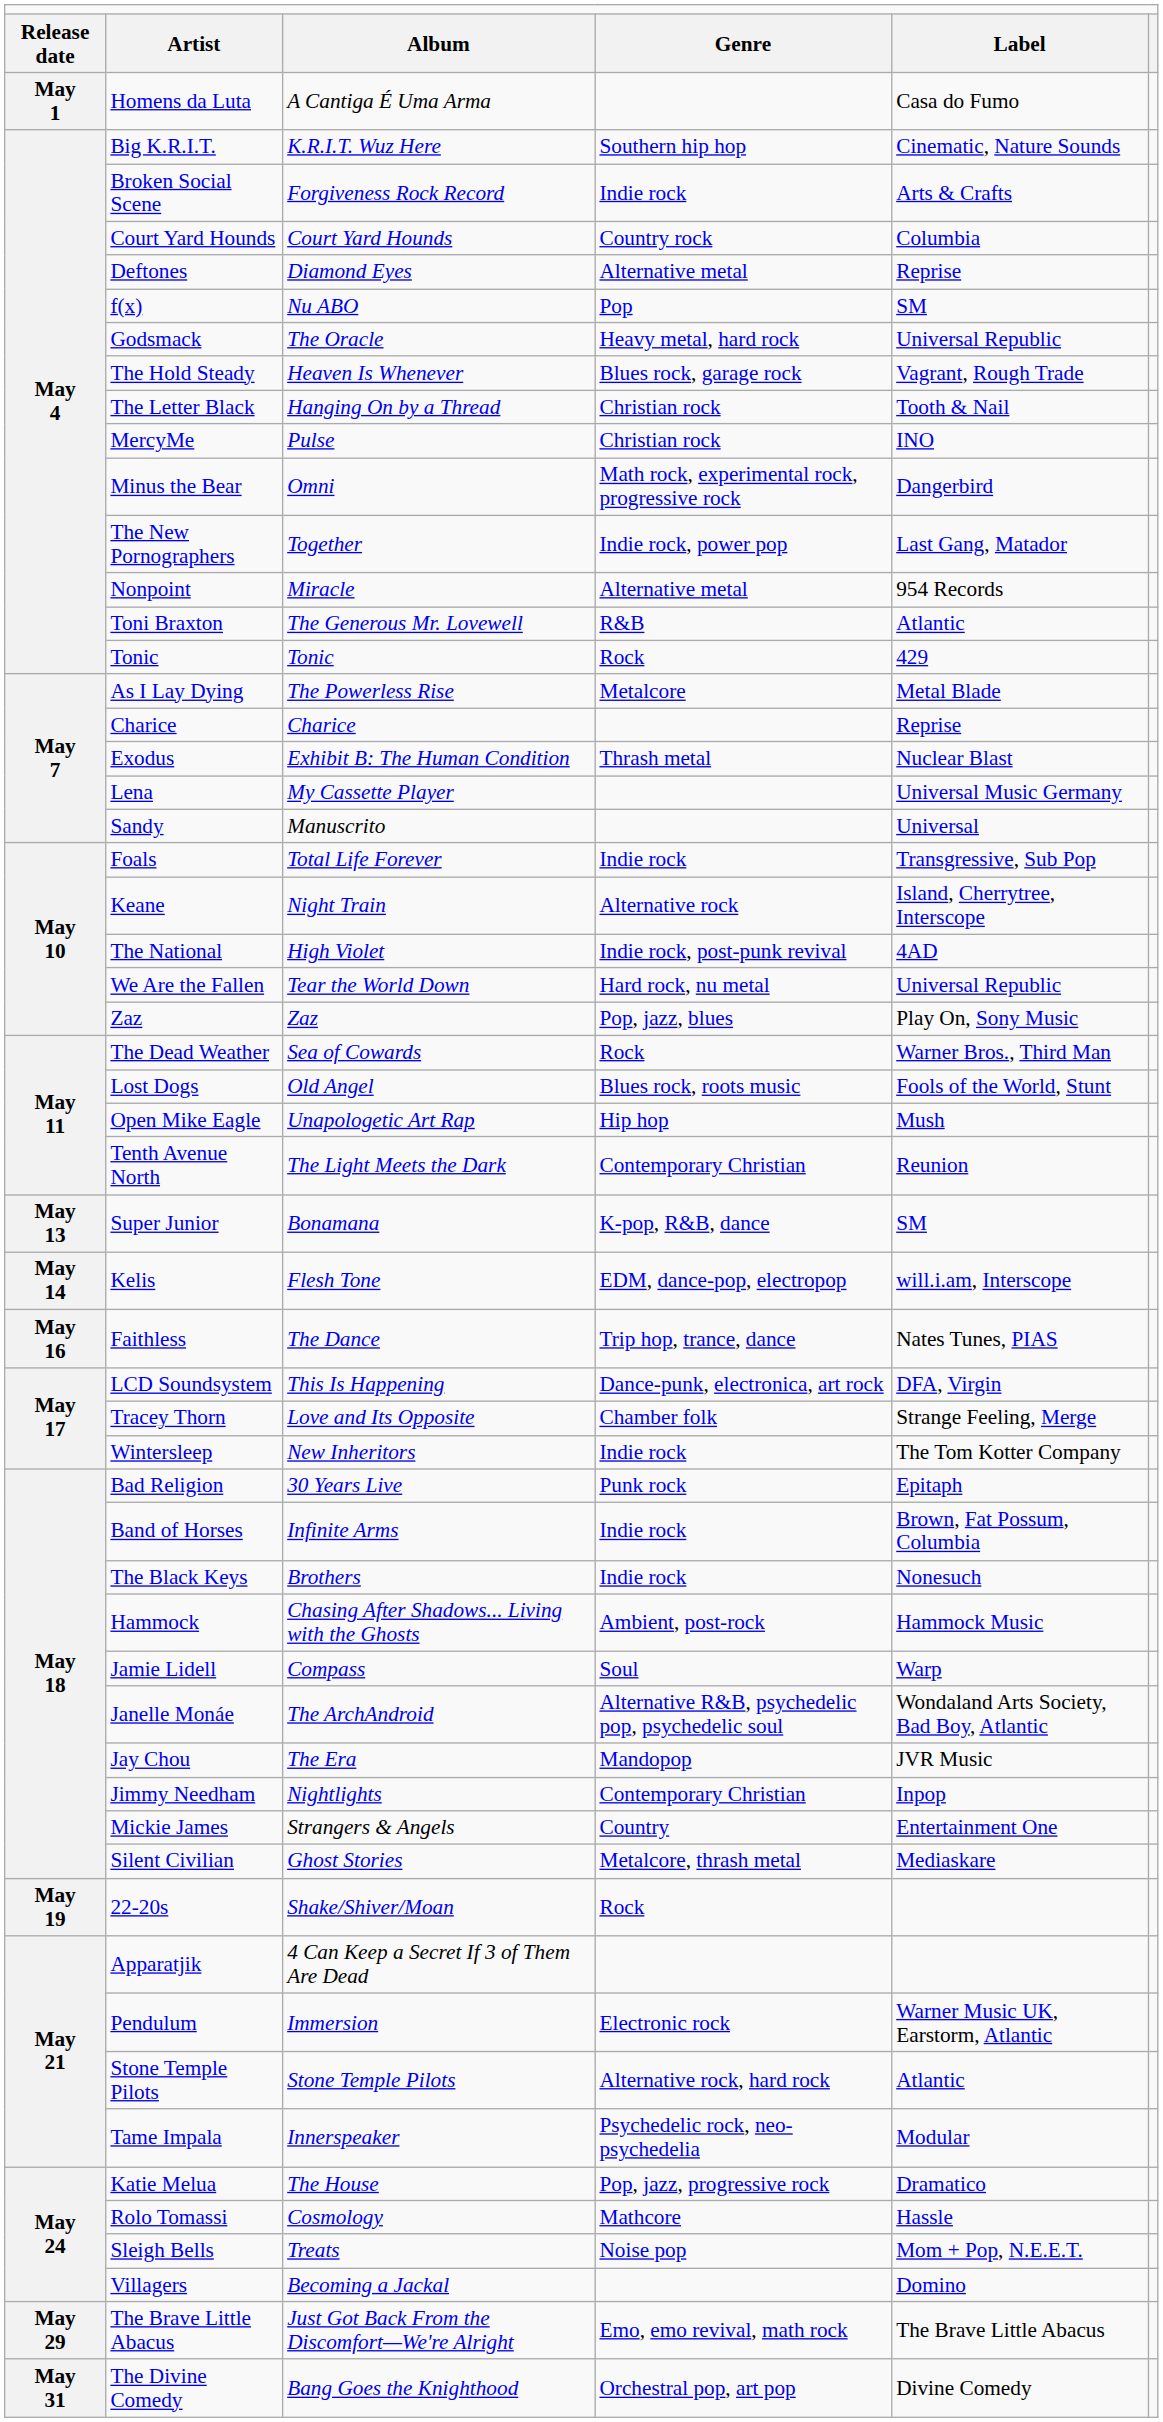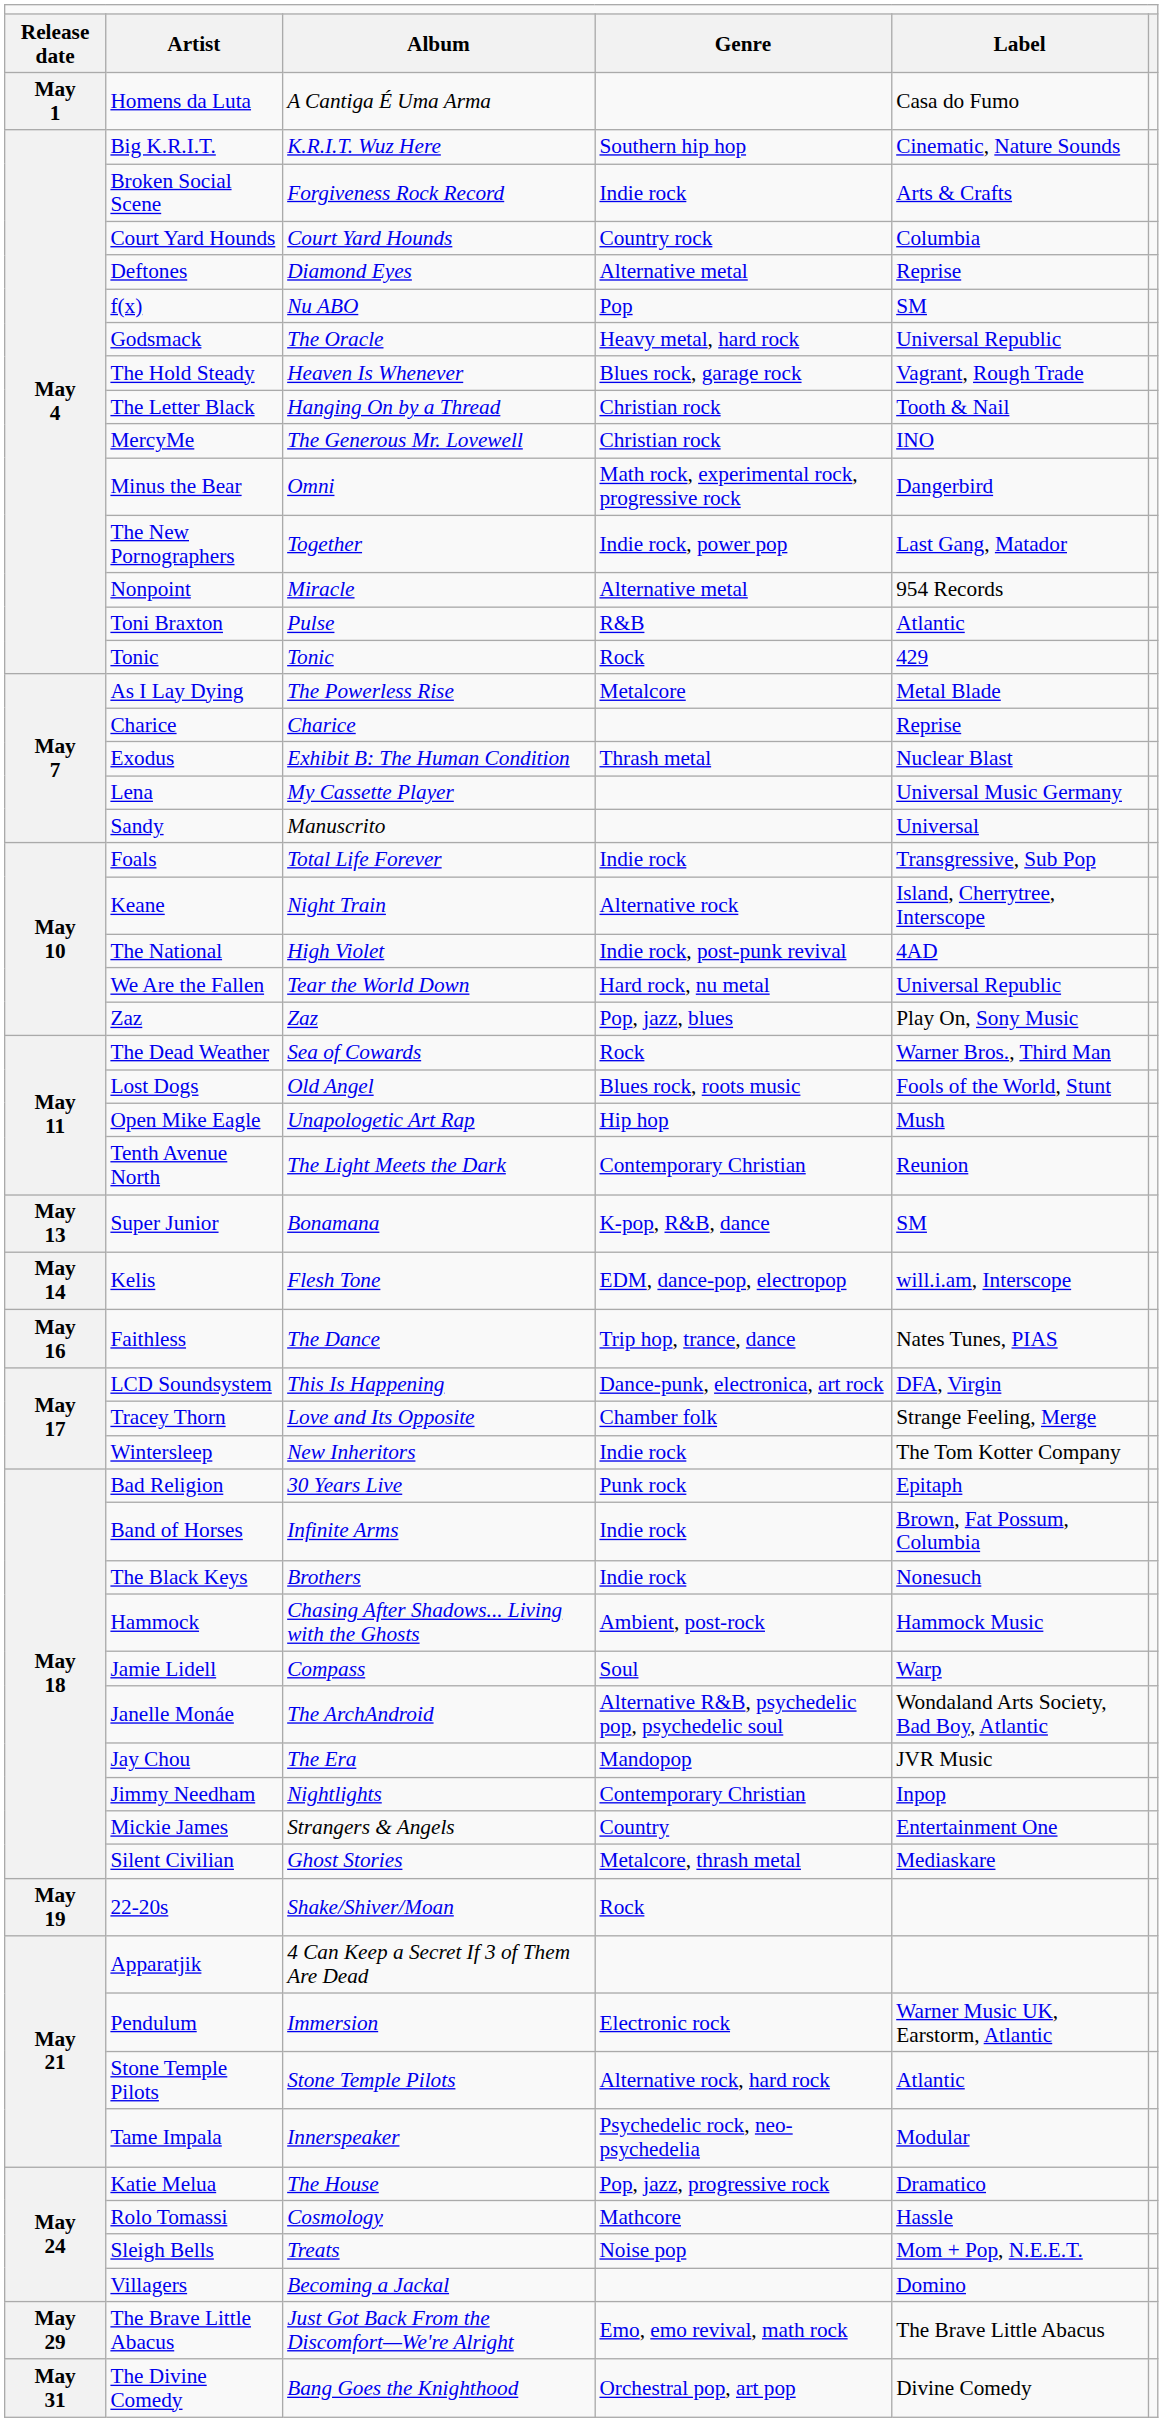(311, 440) Pulse -> (405, 440) The Generous Mr. Lovewell
(405, 623) The Generous Mr. Lovewell -> (311, 623) Pulse
